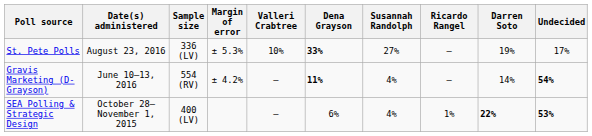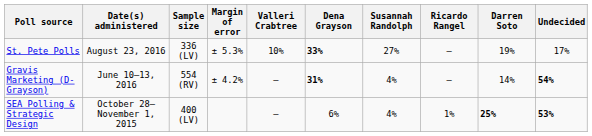(315, 80) 11% -> (315, 80) 31%
(488, 114) 22% -> (488, 114) 25%
